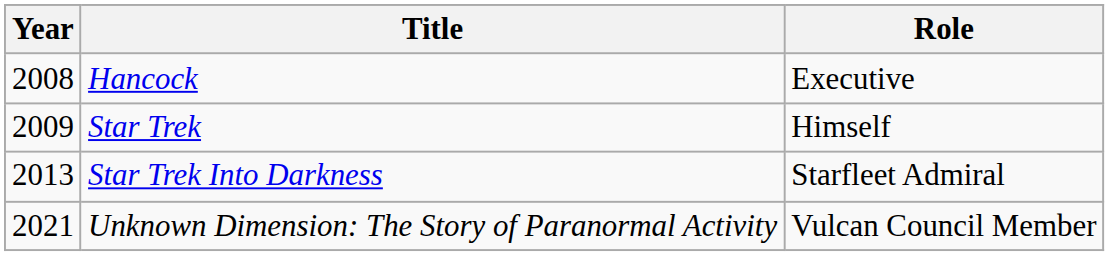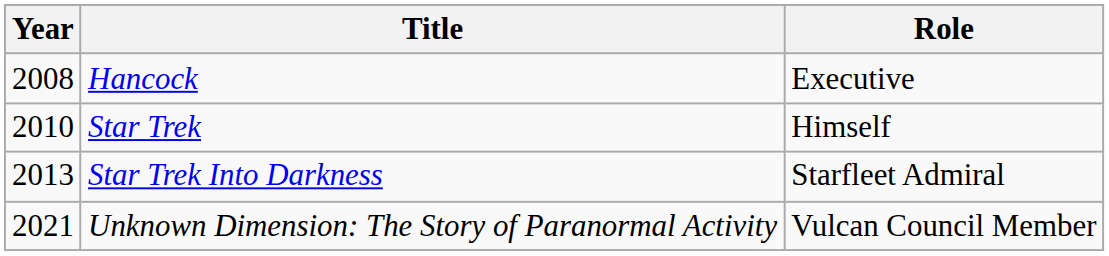(43, 126) 2009 -> (43, 126) 2010
